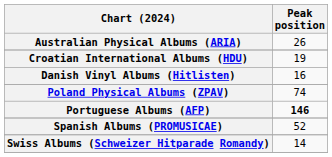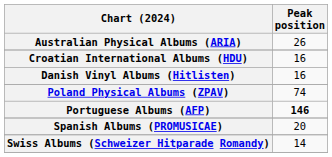(300, 59) 19 -> (300, 59) 16
(300, 127) 52 -> (300, 127) 20
